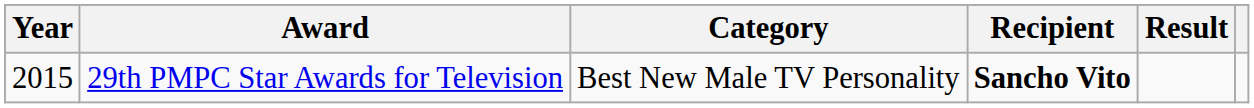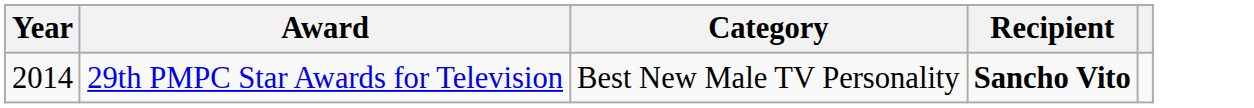- column: (1187, 28)
(43, 77) 2015 -> (43, 77) 2014
